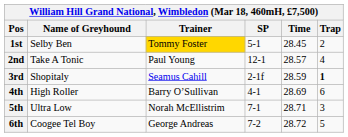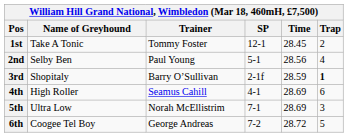(51, 44) Selby Ben -> (57, 44) Take A Tonic
(178, 44) gold background -> (178, 44) no background
(254, 44) 5-1 -> (257, 44) 12-1
(57, 60) Take A Tonic -> (51, 60) Selby Ben
(257, 60) 12-1 -> (254, 60) 5-1
(295, 60) 28.57 -> (295, 60) 28.56
(177, 76) Seamus Cahill -> (183, 76) Barry O’Sullivan
(183, 92) Barry O’Sullivan -> (177, 92) Seamus Cahill
(295, 108) 28.71 -> (295, 108) 28.69
